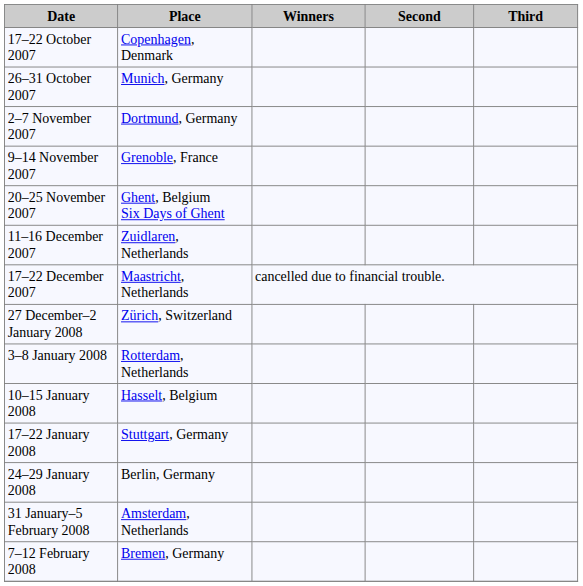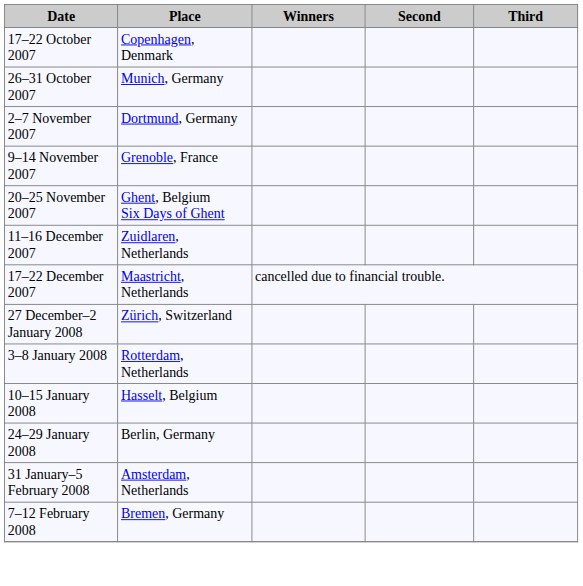- row: (49, 442)
